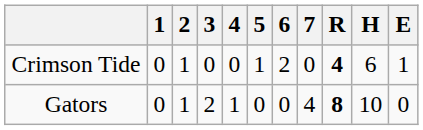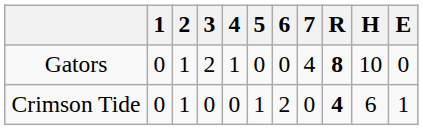rows swapped: (76, 104) <-> (76, 64)
